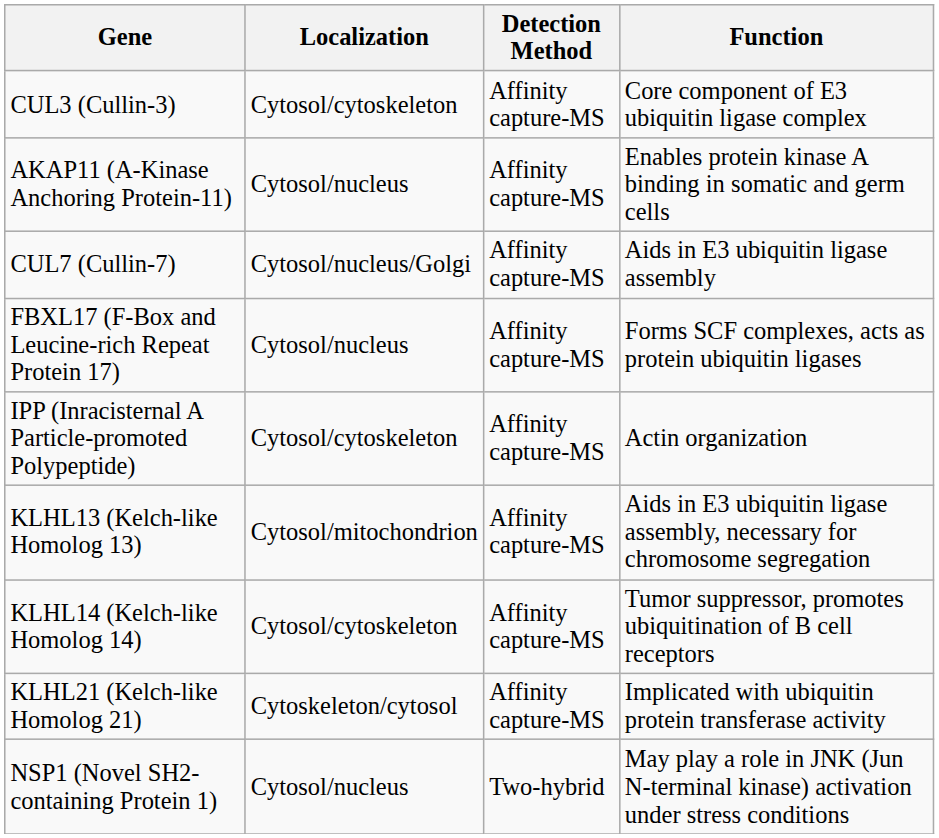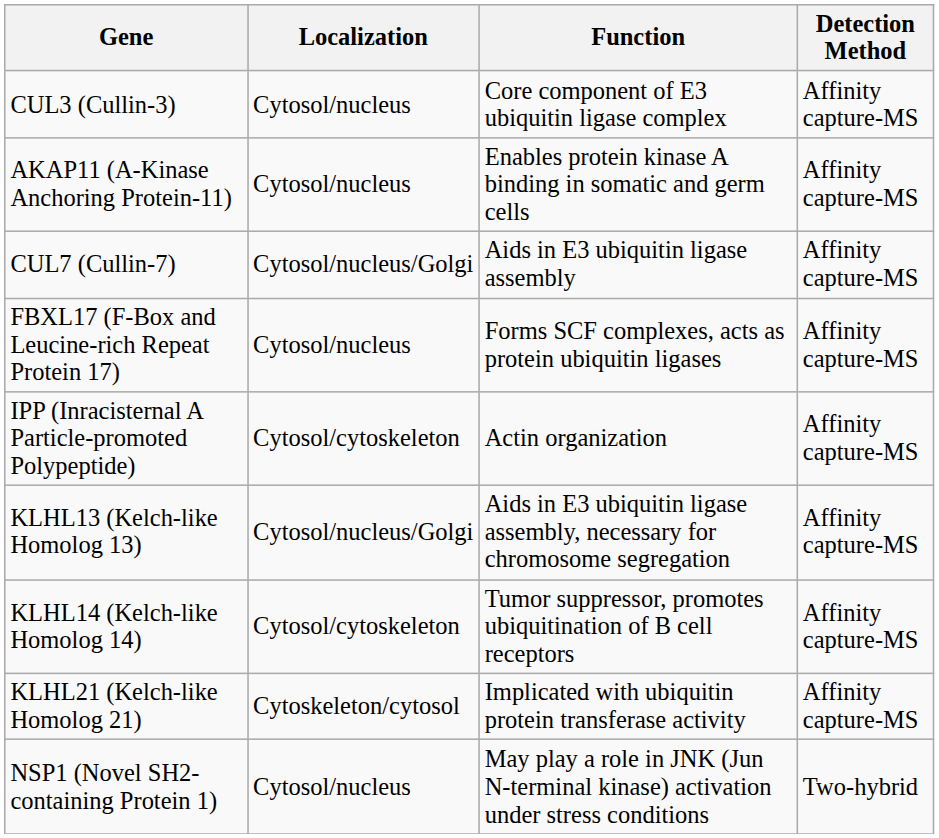columns swapped: (551, 37) <-> (776, 37)
(354, 104) Cytosol/cytoskeleton -> (332, 104) Cytosol/nucleus
(364, 532) Cytosol/mitochondrion -> (363, 532) Cytosol/nucleus/Golgi
